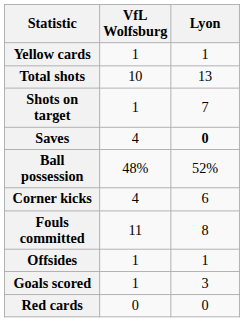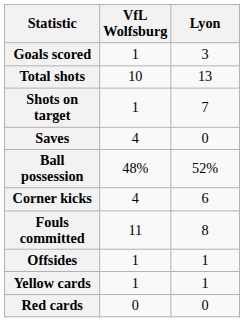rows swapped: (52, 283) <-> (52, 54)
(205, 138) bold -> (205, 138) normal
